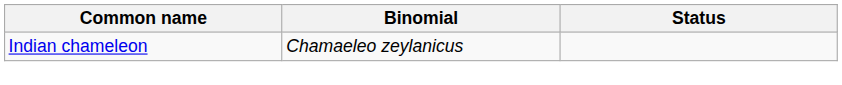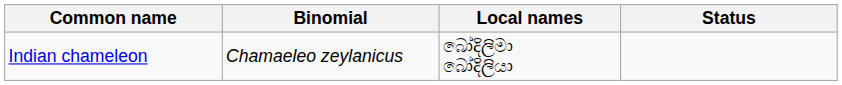+ column: (530, 18)
